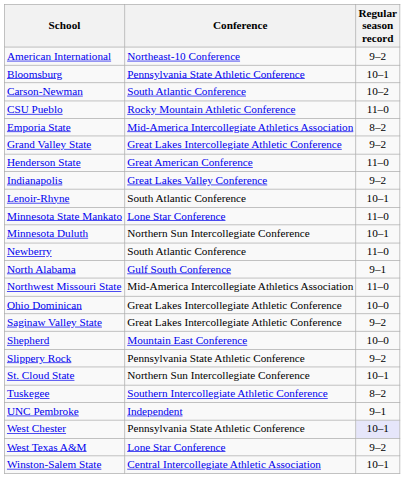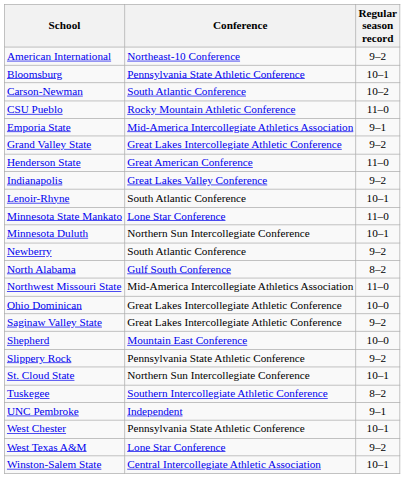(378, 127) 8–2 -> (378, 127) 9–1
(378, 251) 11–0 -> (378, 251) 9–2
(378, 269) 9–1 -> (378, 269) 8–2
(378, 429) lavender background -> (378, 429) no background
